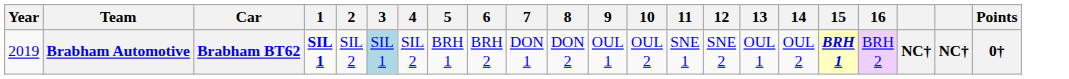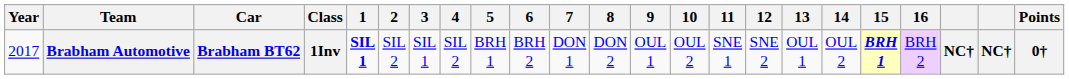+ column: (325, 16)
(24, 51) 2019 -> (24, 51) 2017
(382, 51) lightblue background -> (425, 51) no background
